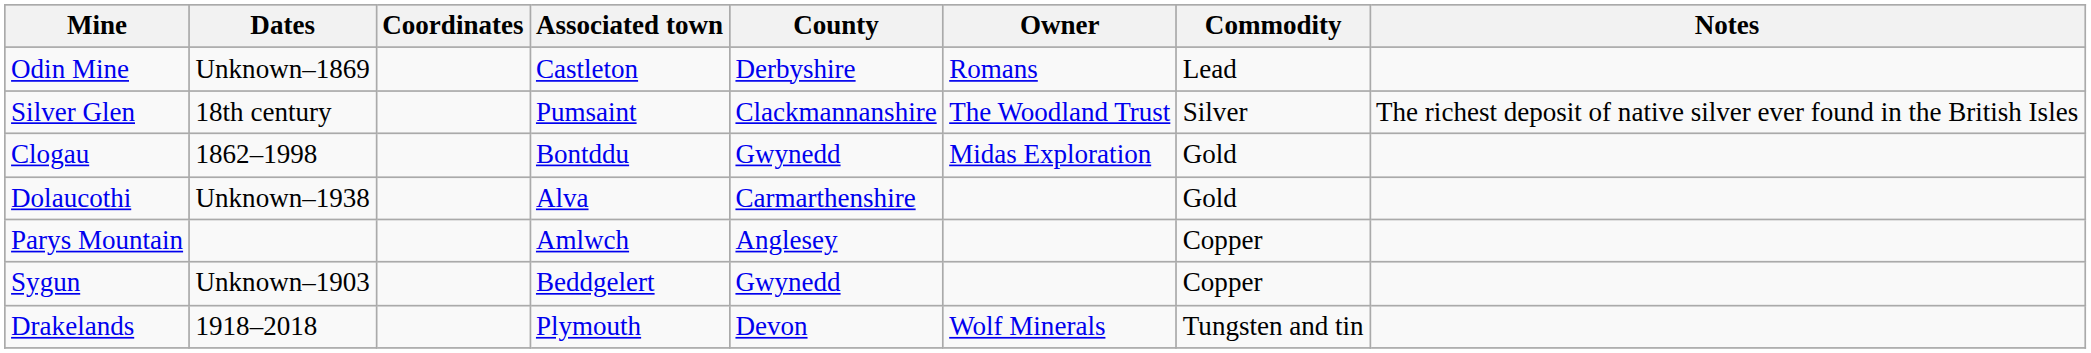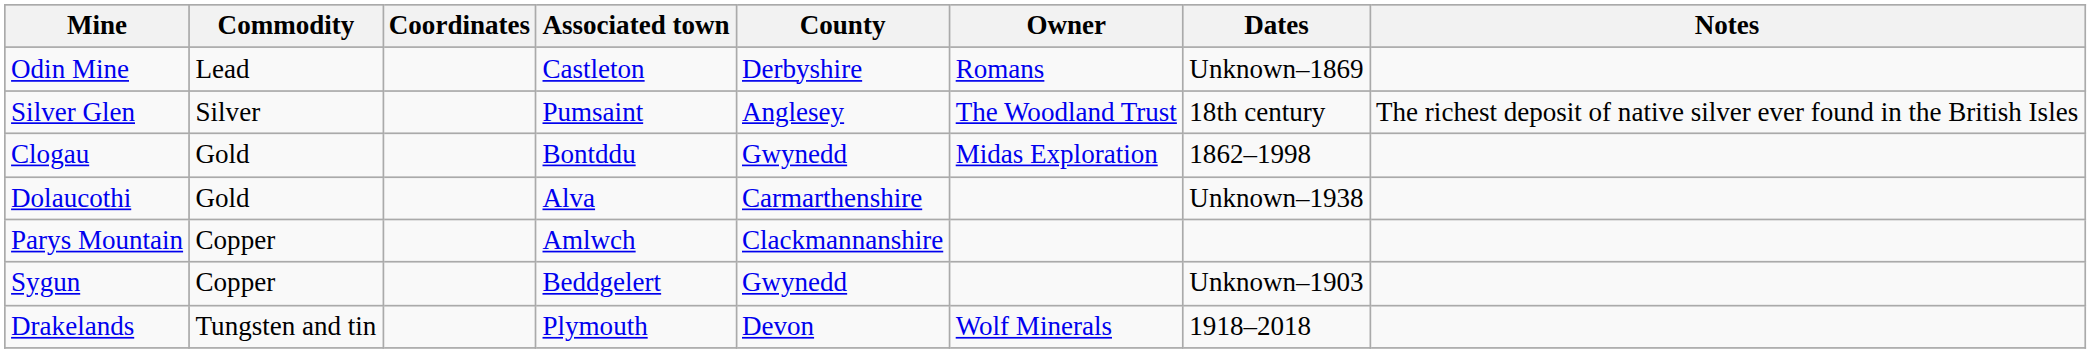columns swapped: (1273, 25) <-> (283, 25)
(836, 111) Clackmannanshire -> (793, 111) Anglesey
(787, 240) Anglesey -> (843, 240) Clackmannanshire
